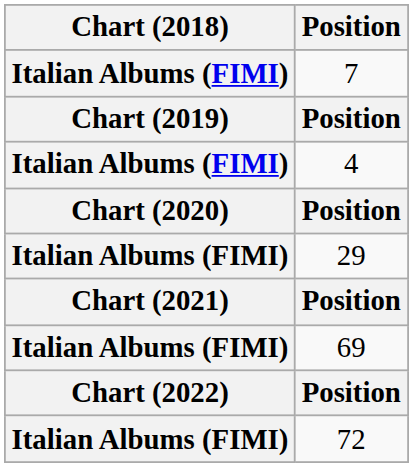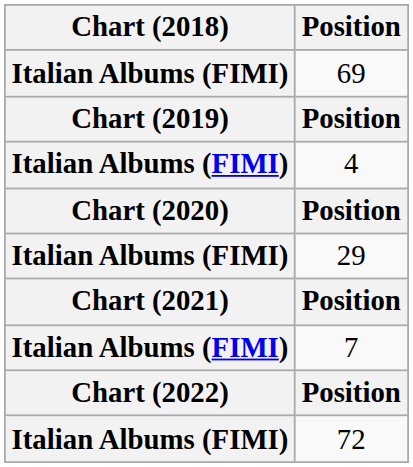rows swapped: (351, 73) <-> (351, 347)
